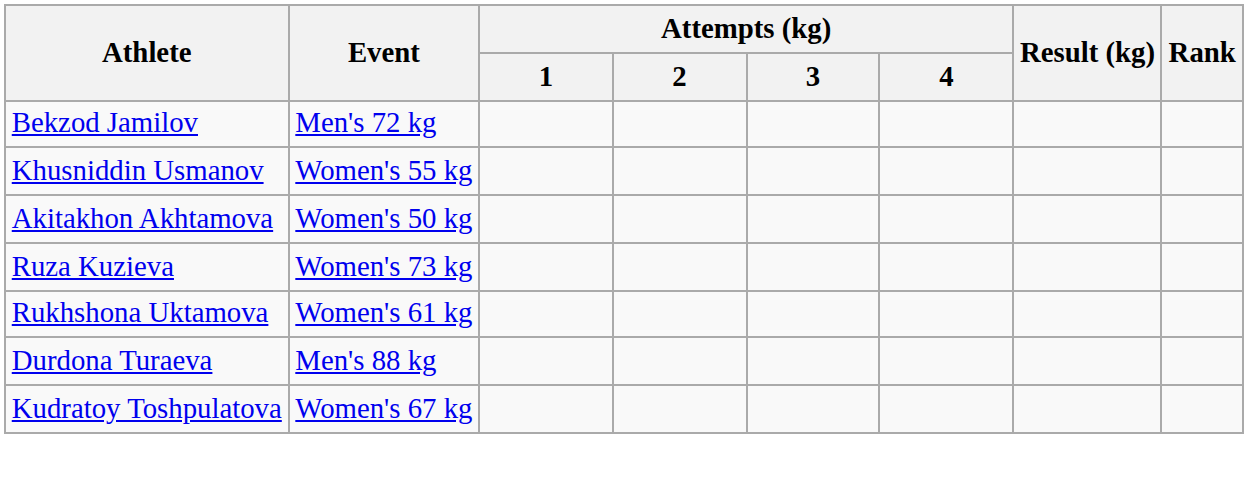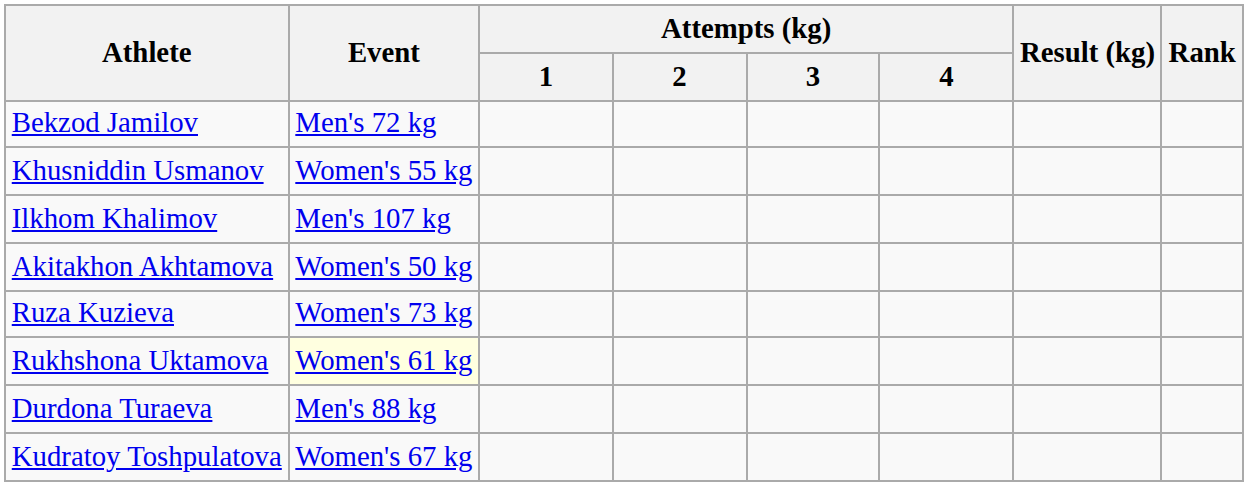+ row: (114, 218)
(384, 313) no background -> (384, 361) lightyellow background
